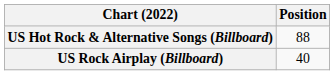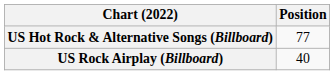(303, 37) 88 -> (303, 37) 77
